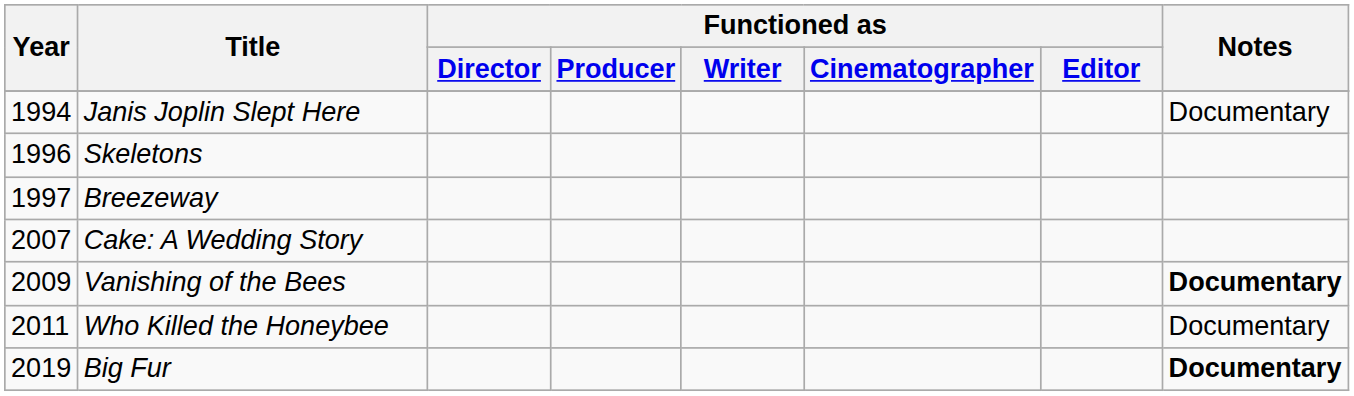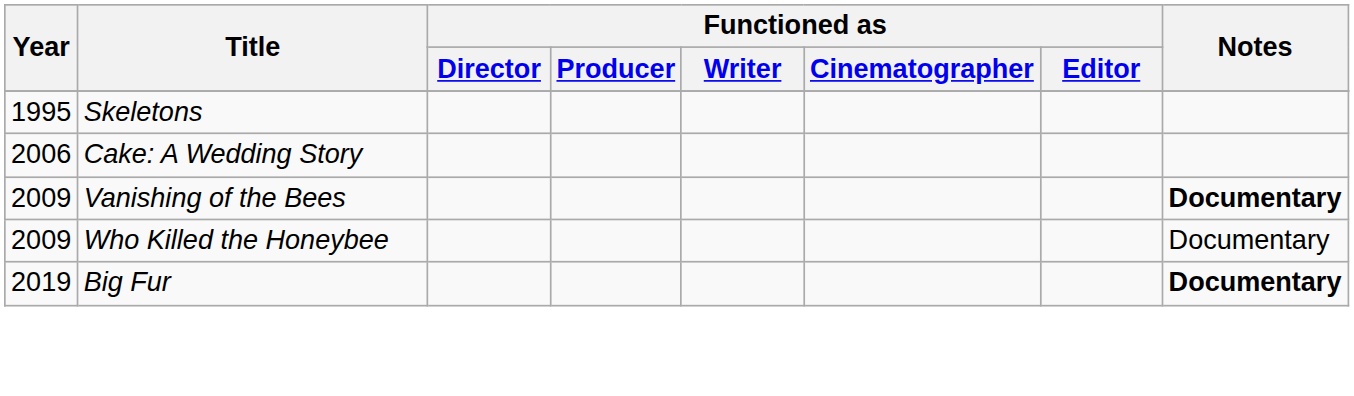- row: (222, 111)
(41, 154) 1996 -> (41, 111) 1995
- row: (151, 197)
(41, 240) 2007 -> (41, 154) 2006
(40, 326) 2011 -> (41, 240) 2009
